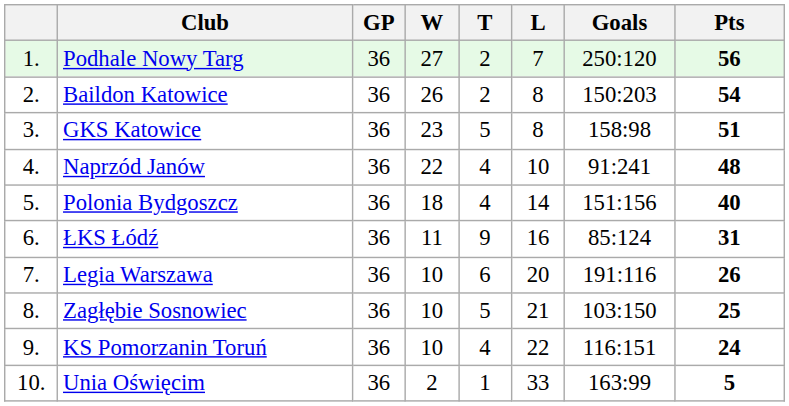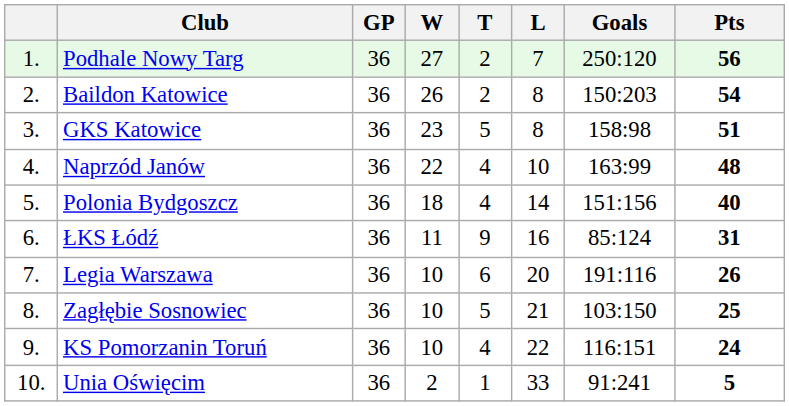(619, 166) 91:241 -> (619, 166) 163:99
(619, 382) 163:99 -> (619, 382) 91:241
